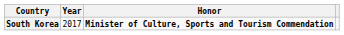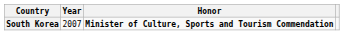(72, 24) 2017 -> (72, 24) 2007
